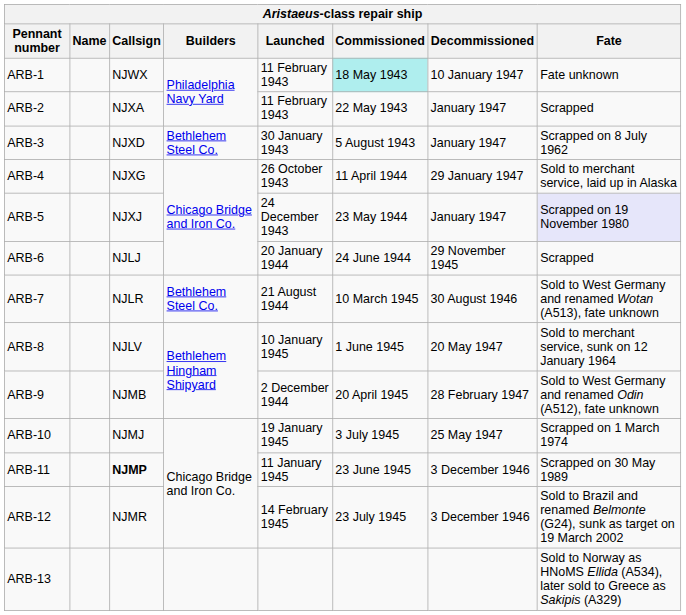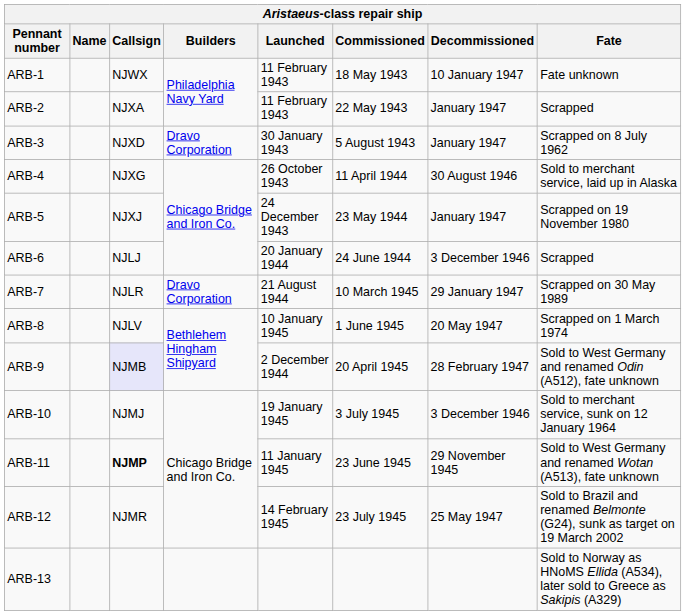(371, 75) paleturquoise background -> (371, 75) no background
(196, 142) Bethlehem Steel Co. -> (199, 142) Dravo Corporation
(477, 176) 29 January 1947 -> (474, 176) 30 August 1946
(585, 217) lavender background -> (585, 217) no background
(468, 258) 29 November 1945 -> (480, 258) 3 December 1946
(196, 299) Bethlehem Steel Co. -> (199, 292) Dravo Corporation
(474, 299) 30 August 1946 -> (477, 292) 29 January 1947
(603, 299) Sold to West Germany and renamed Wotan (A513), fate unknown -> (598, 292) Scrapped on 30 May 1989
(594, 346) Sold to merchant service, sunk on 12 January 1964 -> (600, 325) Scrapped on 1 March 1974
(129, 394) no background -> (129, 366) lavender background
(467, 435) 25 May 1947 -> (480, 414) 3 December 1946
(600, 435) Scrapped on 1 March 1974 -> (594, 414) Sold to merchant service, sunk on 12 January 1964
(480, 469) 3 December 1946 -> (468, 462) 29 November 1945
(598, 469) Scrapped on 30 May 1989 -> (603, 462) Sold to West Germany and renamed Wotan (A513), fate unknown
(480, 517) 3 December 1946 -> (467, 517) 25 May 1947
